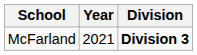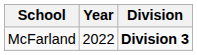(98, 38) 2021 -> (98, 38) 2022
